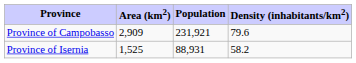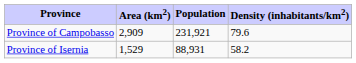(131, 49) 1,525 -> (131, 49) 1,529
